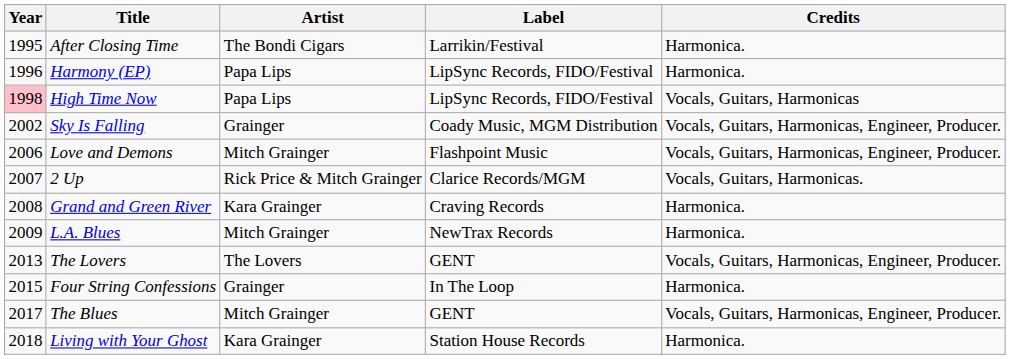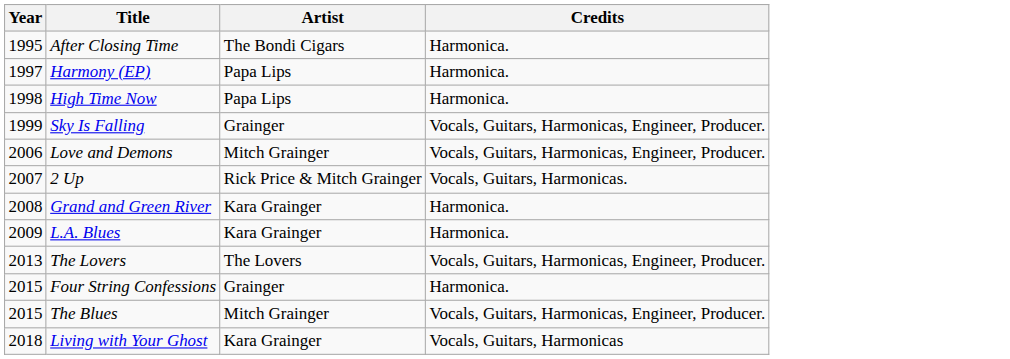- column: (544, 17)
(25, 71) 1996 -> (25, 71) 1997
(25, 98) pink background -> (25, 98) no background
(762, 98) Vocals, Guitars, Harmonicas -> (469, 98) Harmonica.
(25, 125) 2002 -> (25, 125) 1999
(276, 233) Mitch Grainger -> (273, 233) Kara Grainger
(25, 313) 2017 -> (25, 313) 2015
(705, 340) Harmonica. -> (526, 340) Vocals, Guitars, Harmonicas
